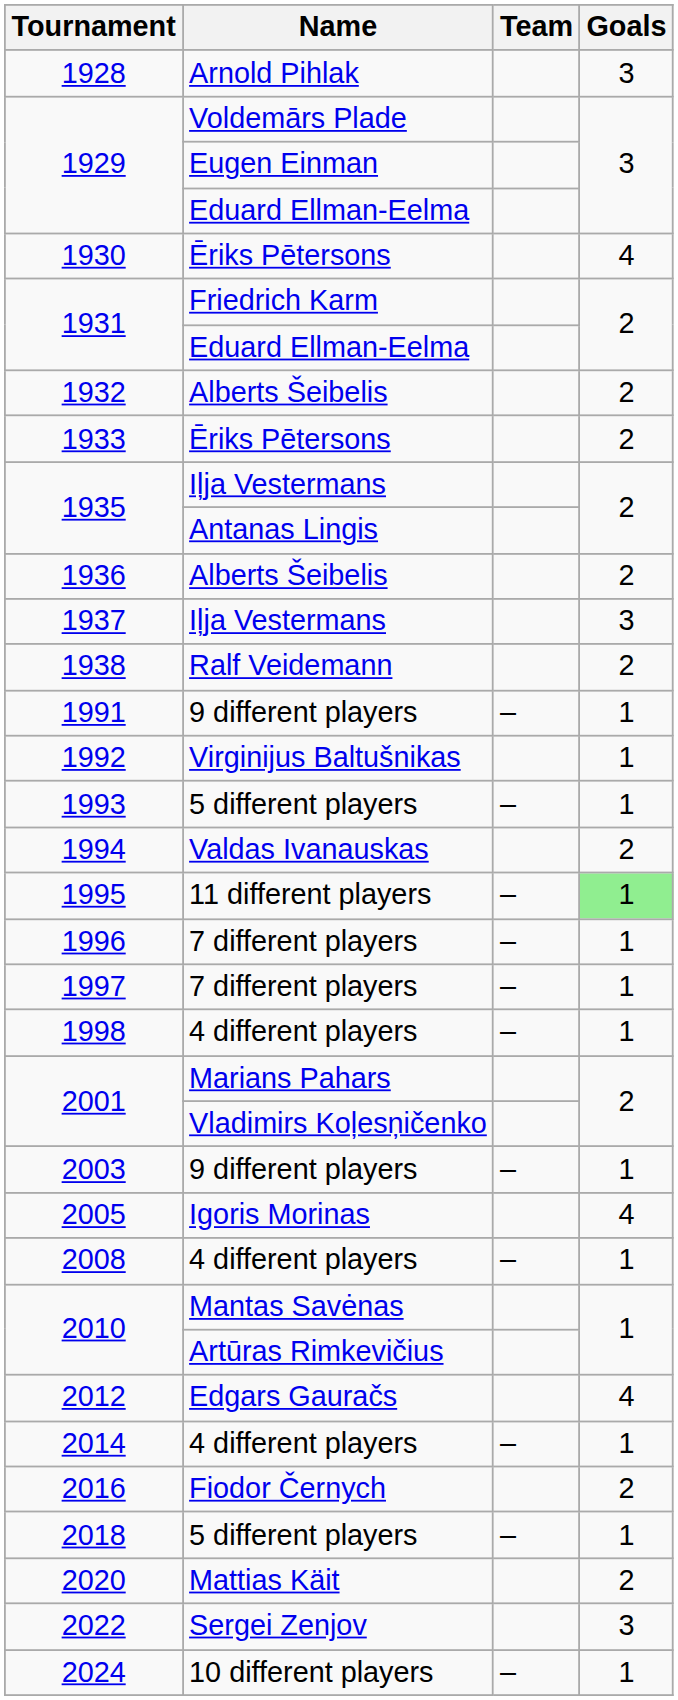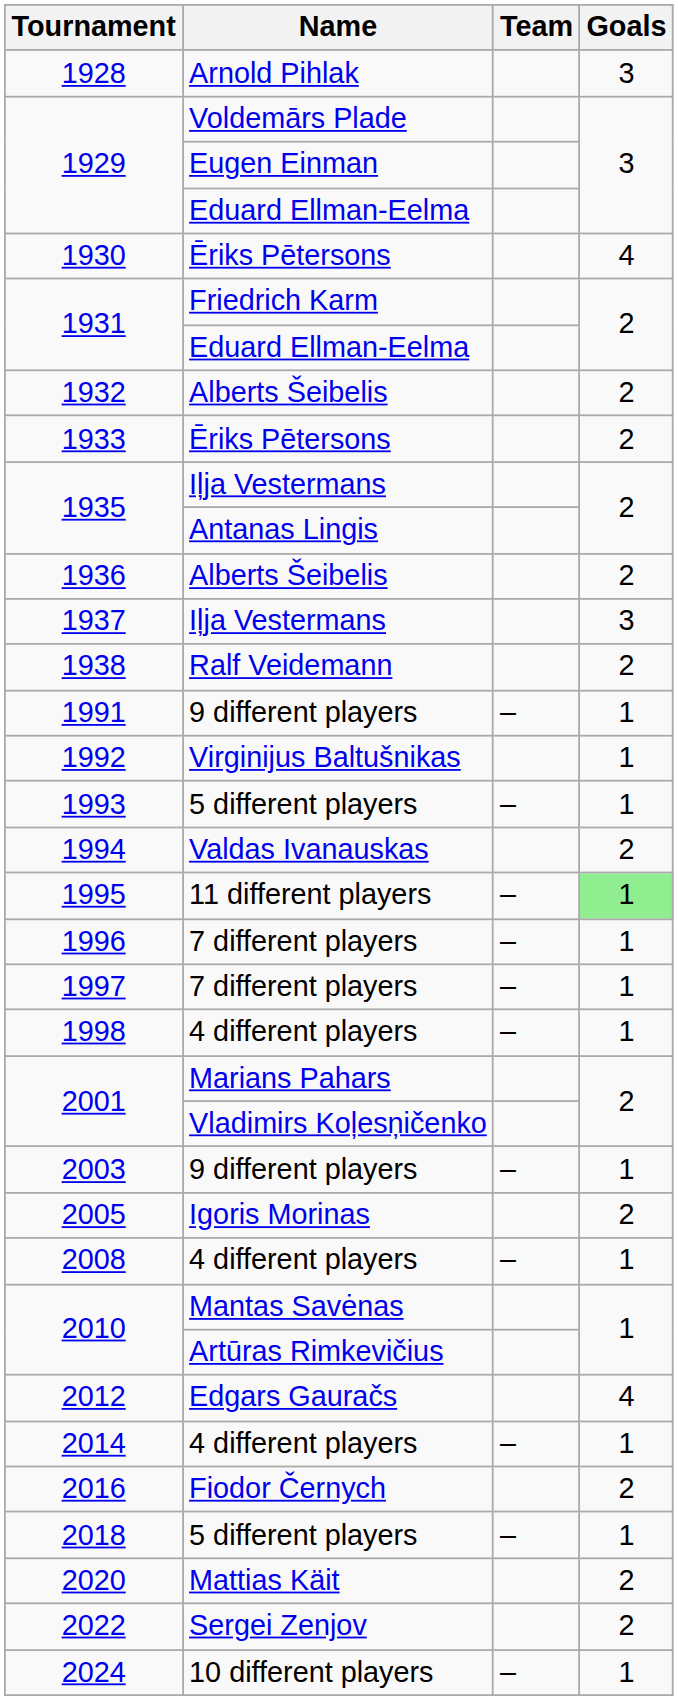(626, 1214) 4 -> (626, 1214) 2
(626, 1625) 3 -> (626, 1625) 2
